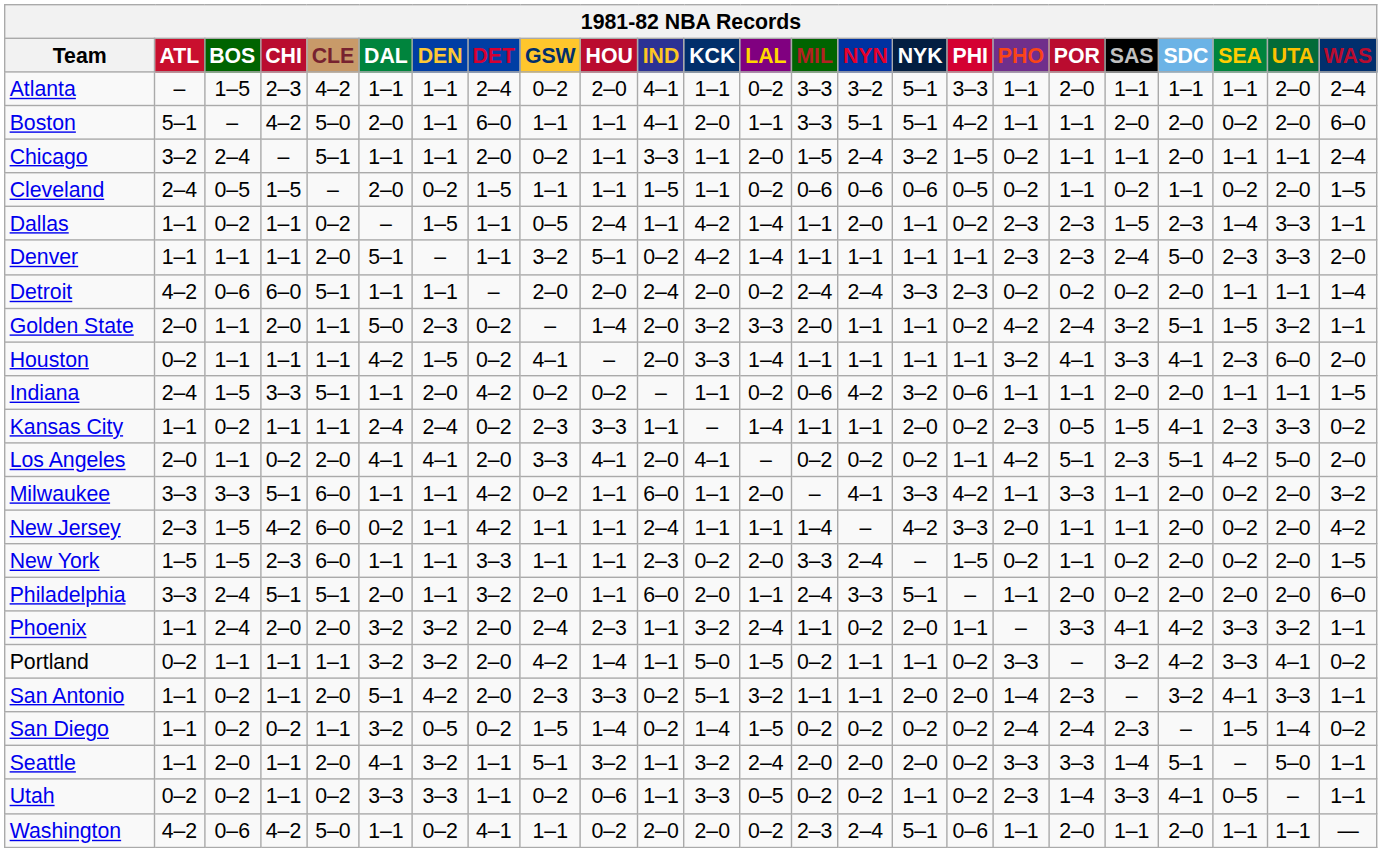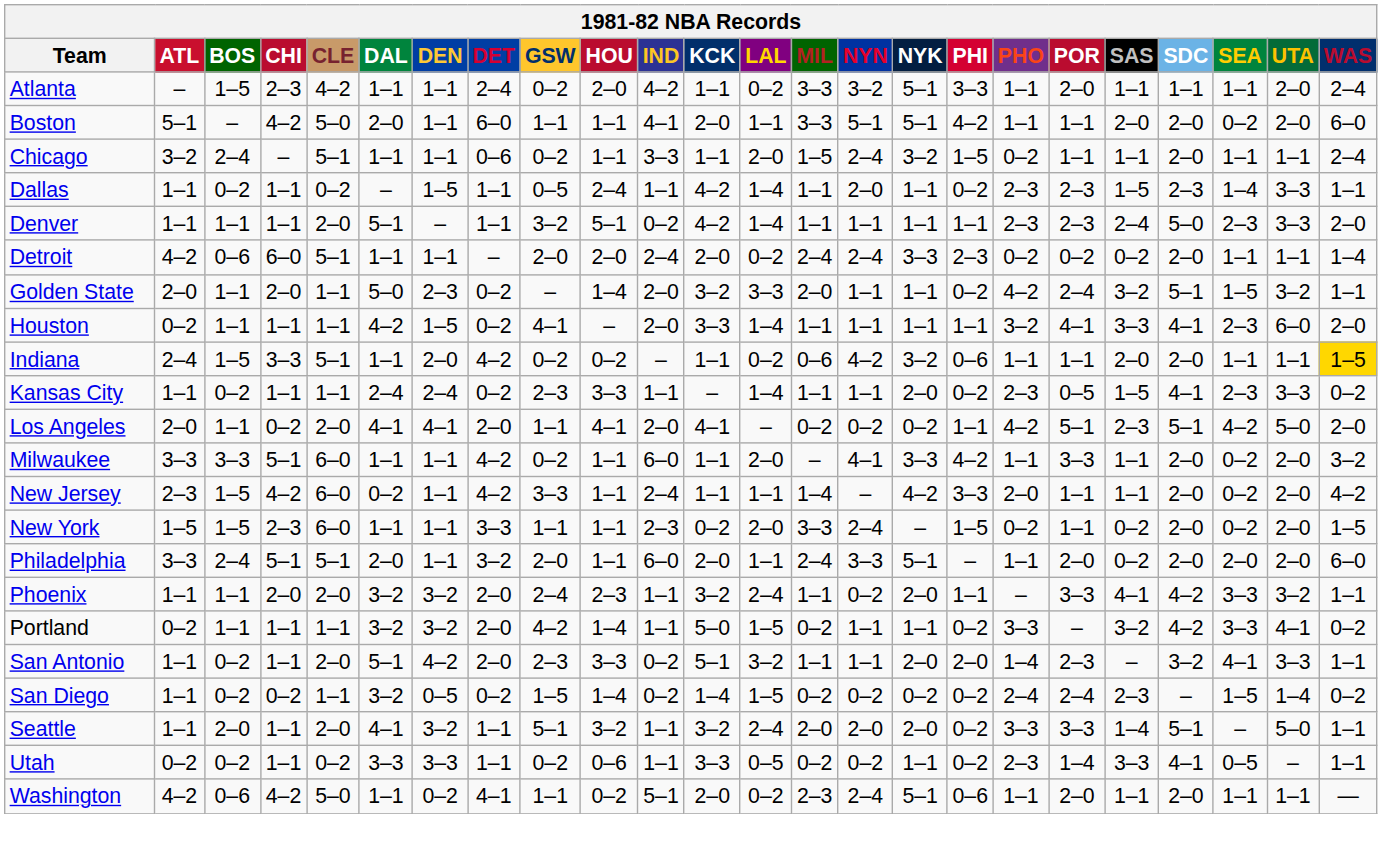(661, 89) 4–1 -> (661, 89) 4–2
(494, 156) 2–0 -> (494, 156) 0–6
- row: (57, 190)
(1348, 392) no background -> (1348, 359) gold background
(550, 460) 3–3 -> (550, 426) 1–1
(550, 527) 1–1 -> (550, 493) 3–3
(232, 628) 2–4 -> (232, 594) 1–1
(661, 830) 2–0 -> (661, 797) 5–1
